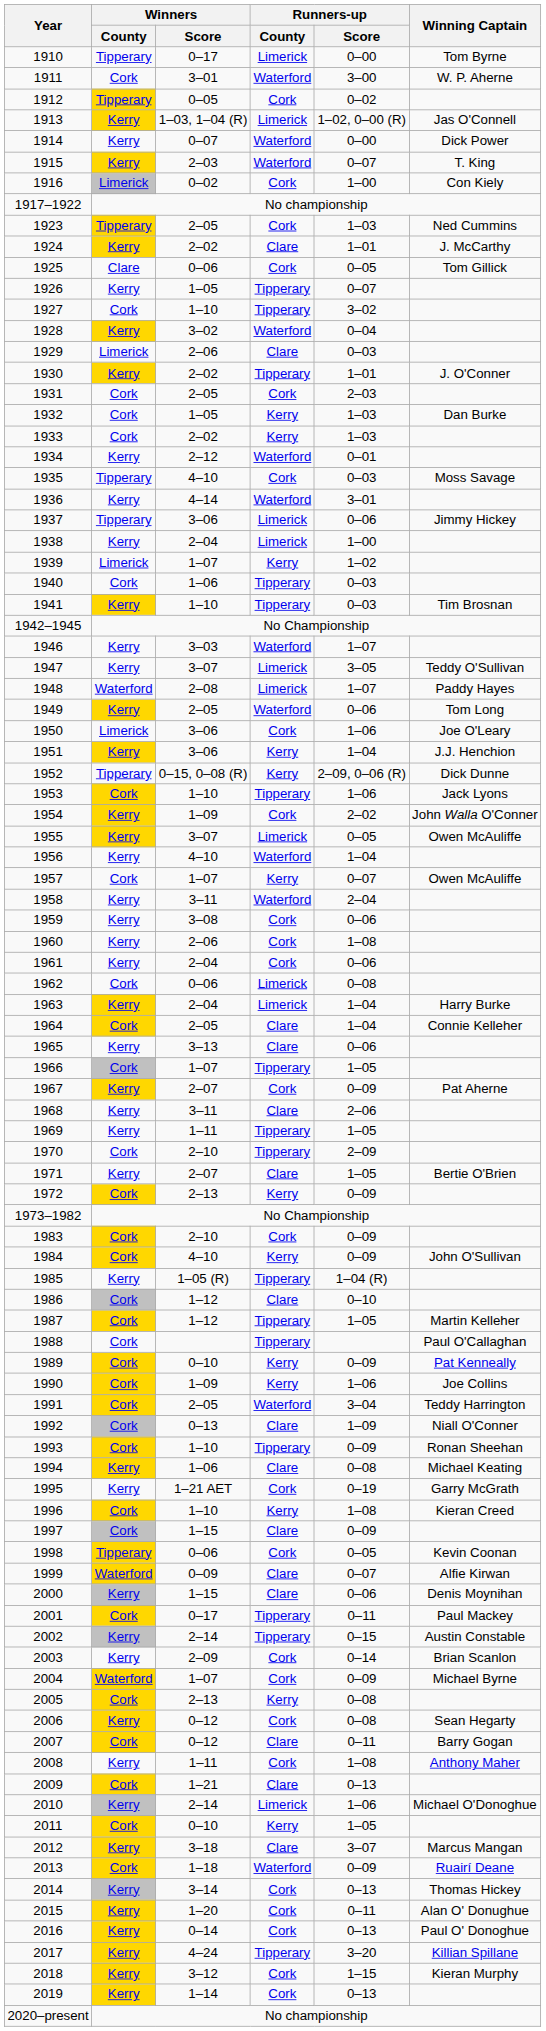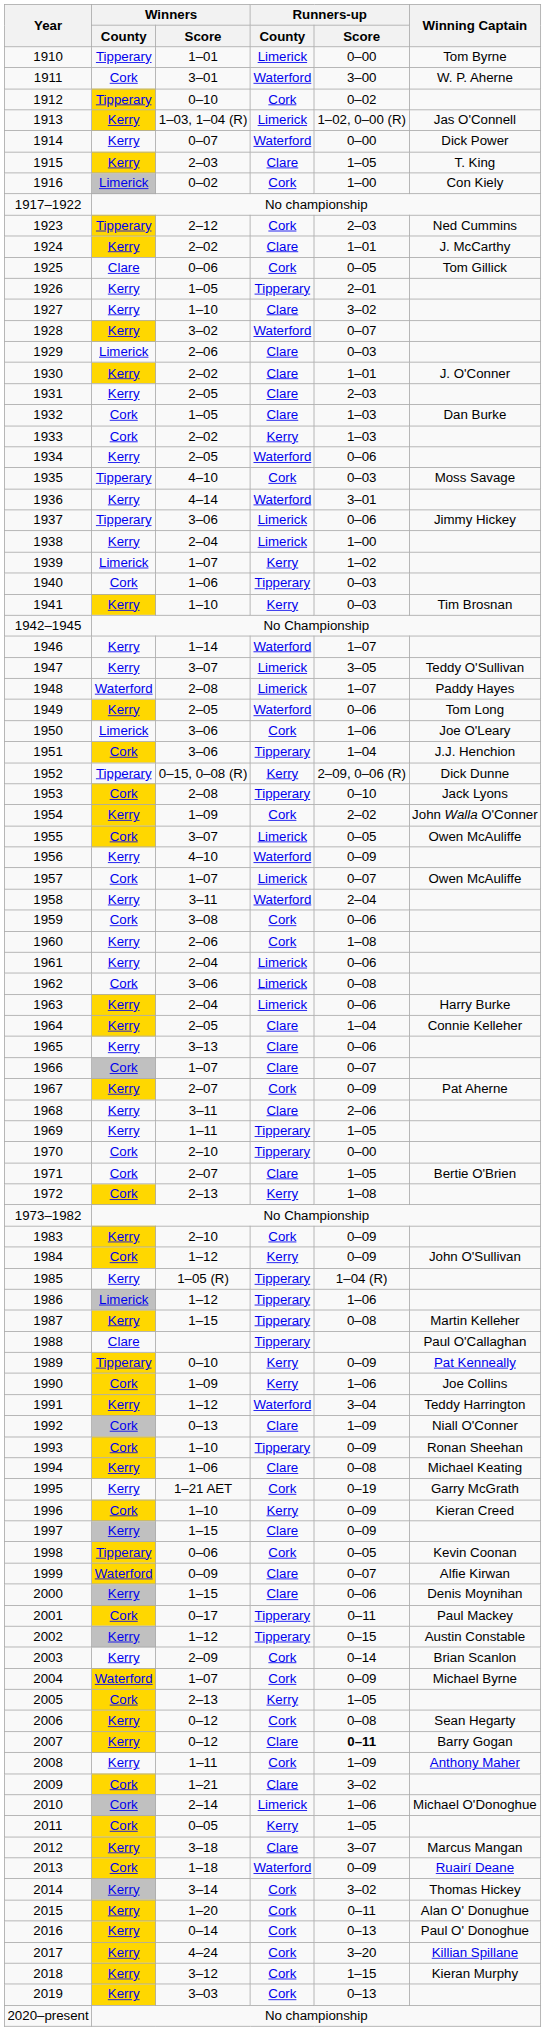(203, 57) 0–17 -> (203, 57) 1–01
(203, 99) 0–05 -> (203, 99) 0–10
(282, 162) Waterford -> (282, 162) Clare
(362, 162) 0–07 -> (362, 162) 1–05
(203, 225) 2–05 -> (203, 225) 2–12
(362, 225) 1–03 -> (362, 225) 2–03
(362, 288) 0–07 -> (362, 288) 2–01
(124, 309) Cork -> (124, 309) Kerry
(282, 309) Tipperary -> (282, 309) Clare
(362, 330) 0–04 -> (362, 330) 0–07
(282, 373) Tipperary -> (282, 373) Clare
(124, 394) Cork -> (124, 394) Kerry
(282, 394) Cork -> (282, 394) Clare
(282, 415) Kerry -> (282, 415) Clare
(203, 457) 2–12 -> (203, 457) 2–05
(362, 457) 0–01 -> (362, 457) 0–06
(282, 604) Tipperary -> (282, 604) Kerry
(203, 646) 3–03 -> (203, 646) 1–14
(124, 752) Kerry -> (124, 752) Cork
(282, 752) Kerry -> (282, 752) Tipperary
(203, 794) 1–10 -> (203, 794) 2–08
(362, 794) 1–06 -> (362, 794) 0–10
(124, 836) Kerry -> (124, 836) Cork
(362, 857) 1–04 -> (362, 857) 0–09
(282, 878) Kerry -> (282, 878) Limerick
(124, 920) Kerry -> (124, 920) Cork
(282, 962) Cork -> (282, 962) Limerick
(203, 983) 0–06 -> (203, 983) 3–06
(362, 1004) 1–04 -> (362, 1004) 0–06
(124, 1025) Cork -> (124, 1025) Kerry
(282, 1068) Tipperary -> (282, 1068) Clare
(362, 1068) 1–05 -> (362, 1068) 0–07
(362, 1152) 2–09 -> (362, 1152) 0–00
(124, 1173) Kerry -> (124, 1173) Cork
(362, 1194) 0–09 -> (362, 1194) 1–08
(124, 1236) Cork -> (124, 1236) Kerry
(203, 1257) 4–10 -> (203, 1257) 1–12
(124, 1299) Cork -> (124, 1299) Limerick
(282, 1299) Clare -> (282, 1299) Tipperary
(362, 1299) 0–10 -> (362, 1299) 1–06
(124, 1320) Cork -> (124, 1320) Kerry
(203, 1320) 1–12 -> (203, 1320) 1–15
(362, 1320) 1–05 -> (362, 1320) 0–08
(124, 1341) Cork -> (124, 1341) Clare
(124, 1362) Cork -> (124, 1362) Tipperary
(124, 1405) Cork -> (124, 1405) Kerry
(203, 1405) 2–05 -> (203, 1405) 1–12
(362, 1510) 1–08 -> (362, 1510) 0–09
(124, 1531) Cork -> (124, 1531) Kerry
(203, 1636) 2–14 -> (203, 1636) 1–12
(362, 1699) 0–08 -> (362, 1699) 1–05
(124, 1742) Cork -> (124, 1742) Kerry
(362, 1742) normal -> (362, 1742) bold
(362, 1763) 1–08 -> (362, 1763) 1–09
(362, 1784) 0–13 -> (362, 1784) 3–02
(124, 1805) Kerry -> (124, 1805) Cork
(203, 1826) 0–10 -> (203, 1826) 0–05
(362, 1889) 0–13 -> (362, 1889) 3–02
(282, 1952) Tipperary -> (282, 1952) Cork
(203, 1994) 1–14 -> (203, 1994) 3–03
